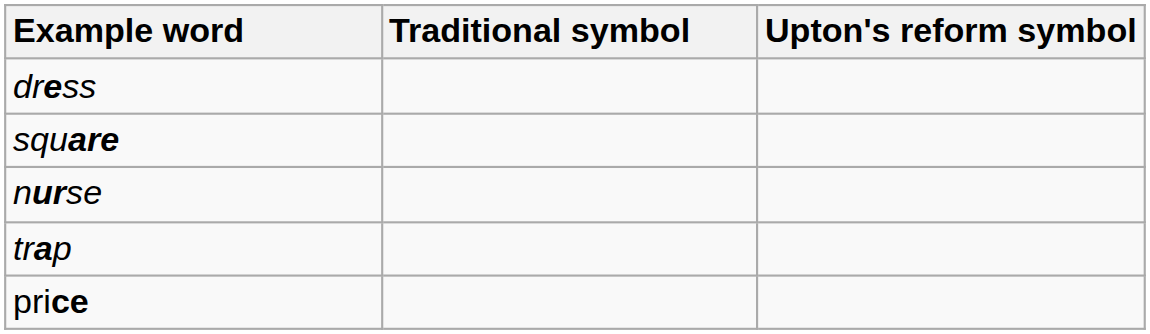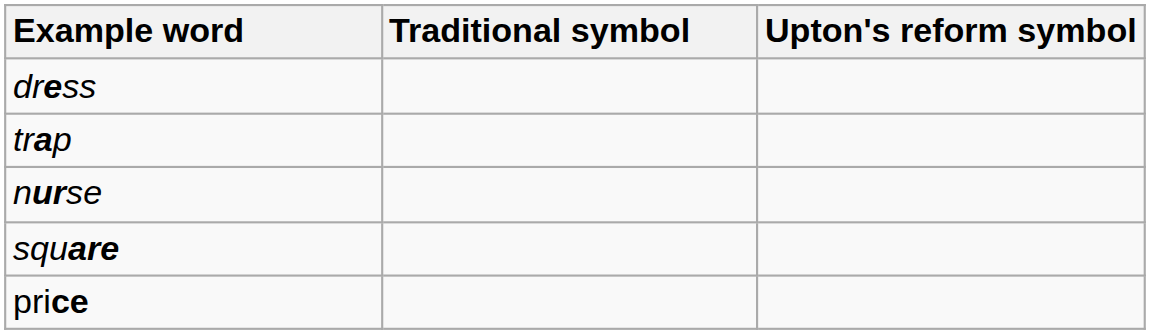rows swapped: (42, 247) <-> (66, 139)
